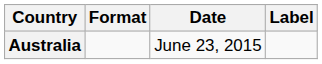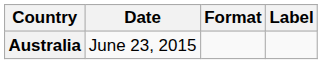columns swapped: (208, 17) <-> (118, 17)
